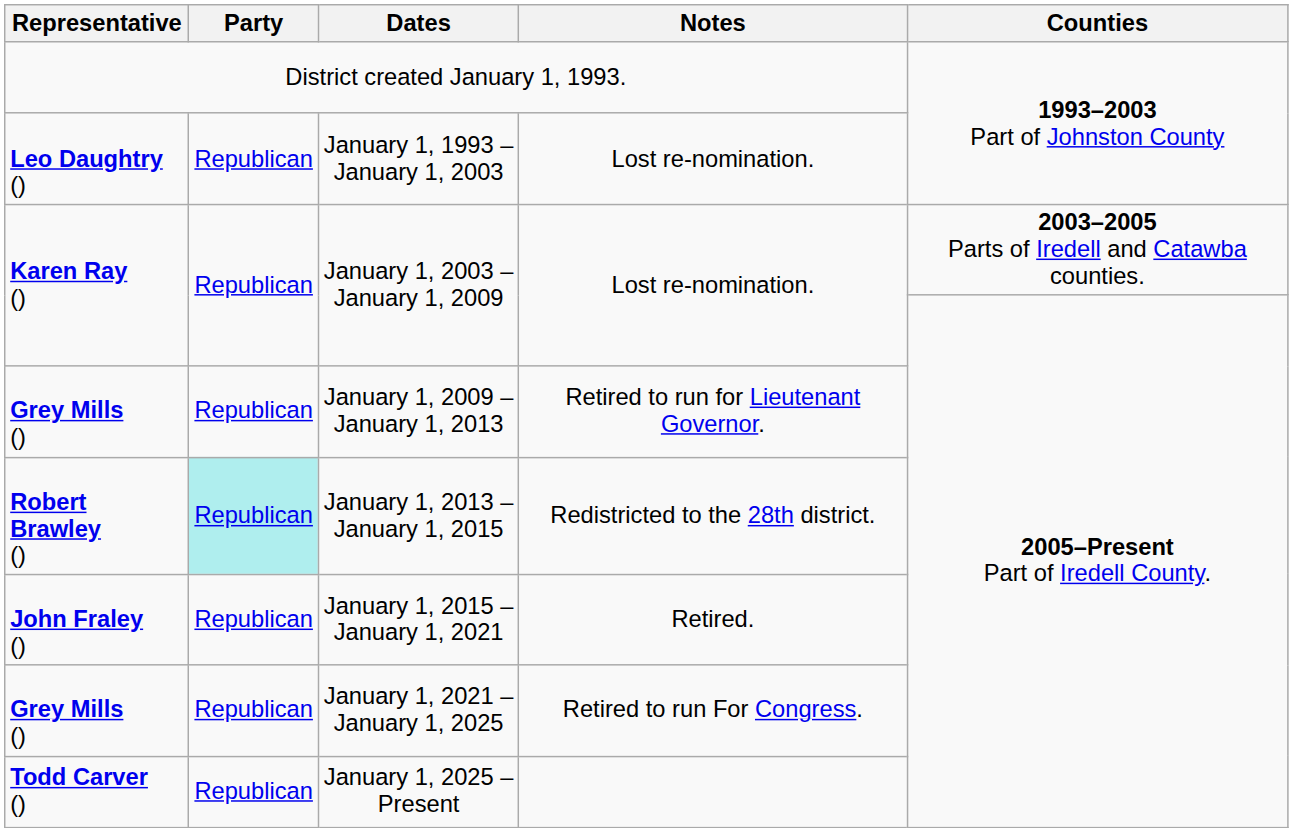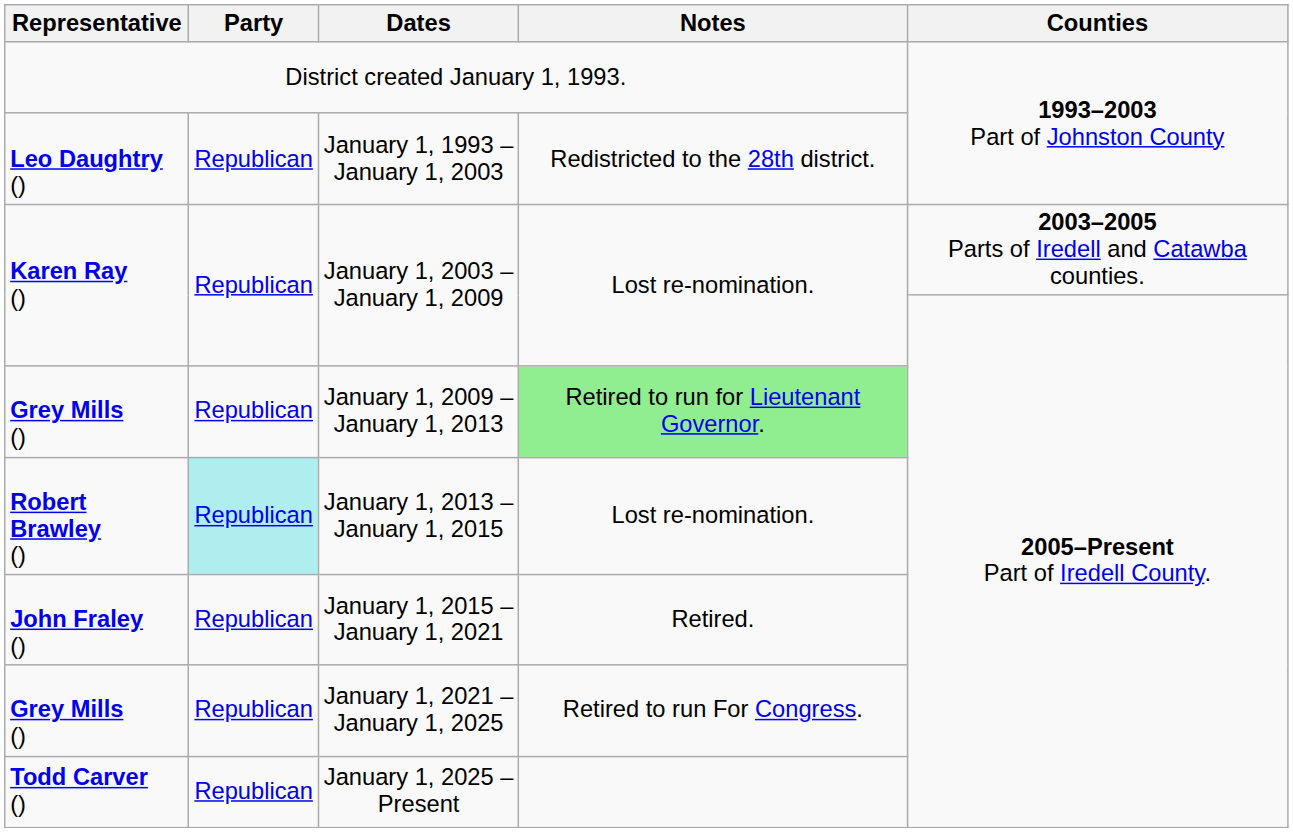(713, 158) Lost re-nomination. -> (713, 158) Redistricted to the 28th district.
(713, 411) no background -> (713, 411) lightgreen background
(713, 515) Redistricted to the 28th district. -> (713, 515) Lost re-nomination.
